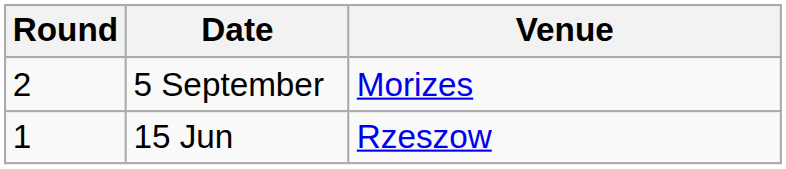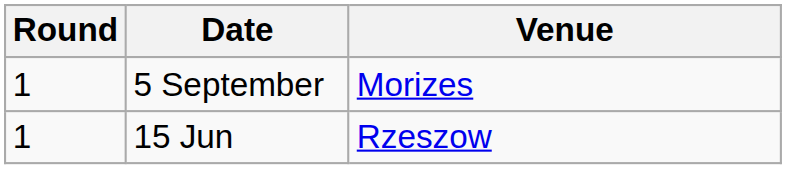(22, 83) 2 -> (22, 83) 1
